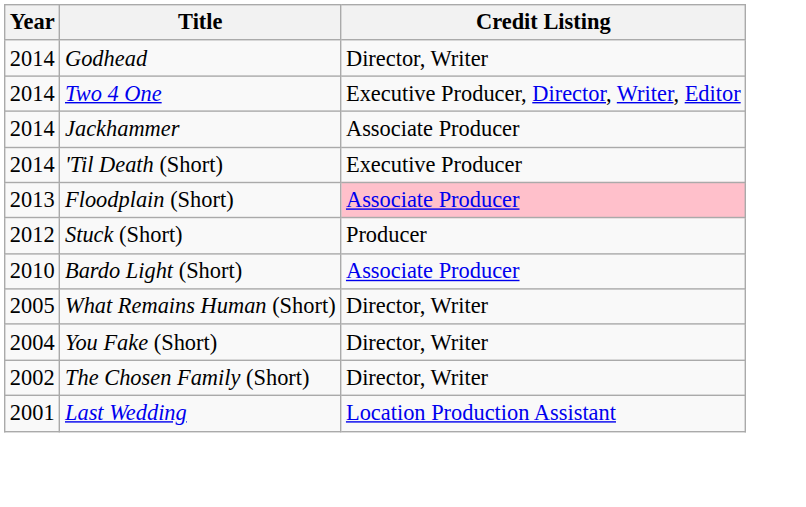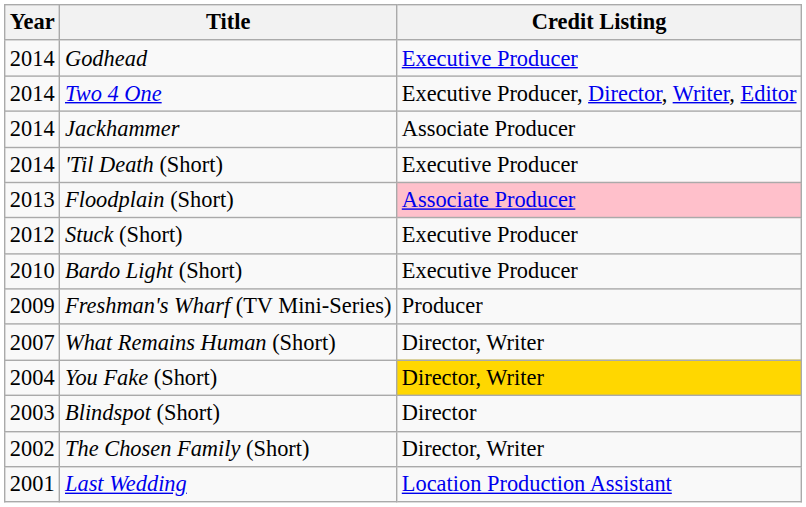(417, 57) Director, Writer -> (490, 57) Executive Producer
(386, 235) Producer -> (490, 235) Executive Producer
(433, 270) Associate Producer -> (490, 270) Executive Producer
+ row: (228, 306)
(32, 306) 2005 -> (32, 341) 2007
(417, 341) no background -> (473, 377) gold background
+ row: (142, 413)
